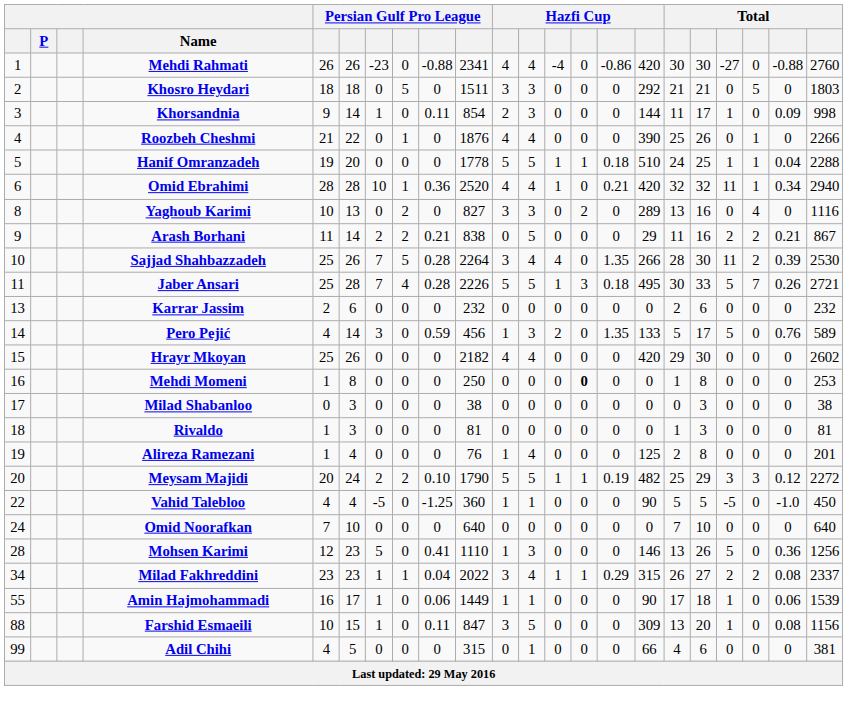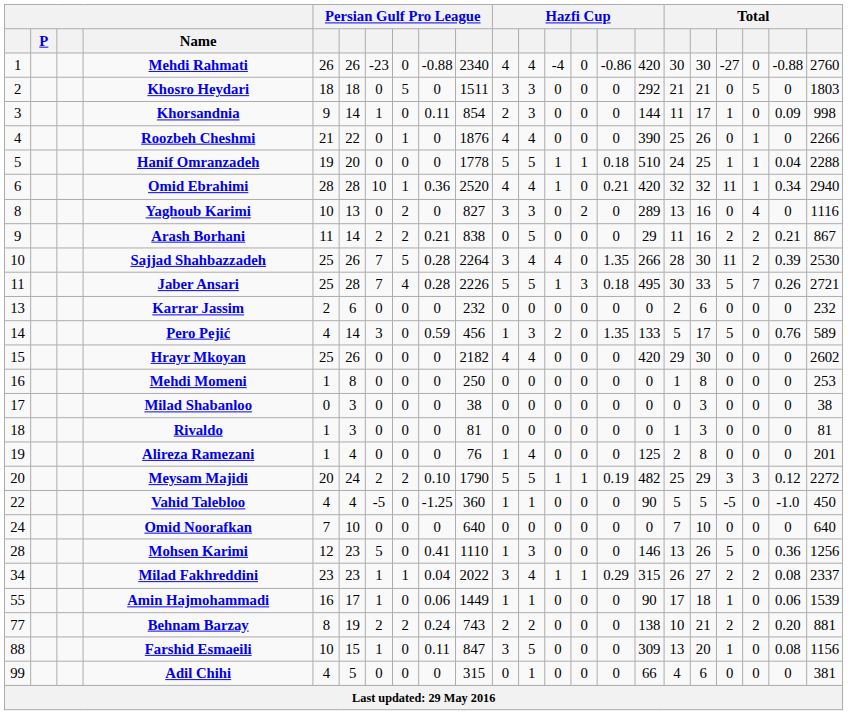(474, 65) 2341 -> (474, 65) 2340
(584, 381) bold -> (584, 381) normal
+ row: (198, 624)
